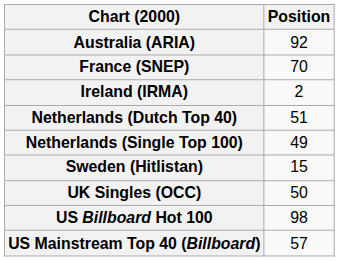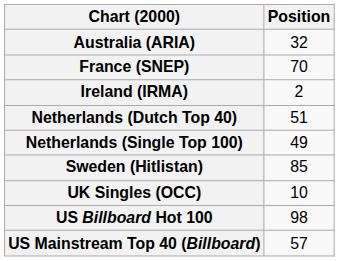(299, 42) 92 -> (299, 42) 32
(299, 167) 15 -> (299, 167) 85
(299, 192) 50 -> (299, 192) 10
